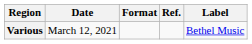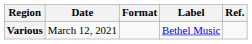columns swapped: (215, 13) <-> (172, 13)
